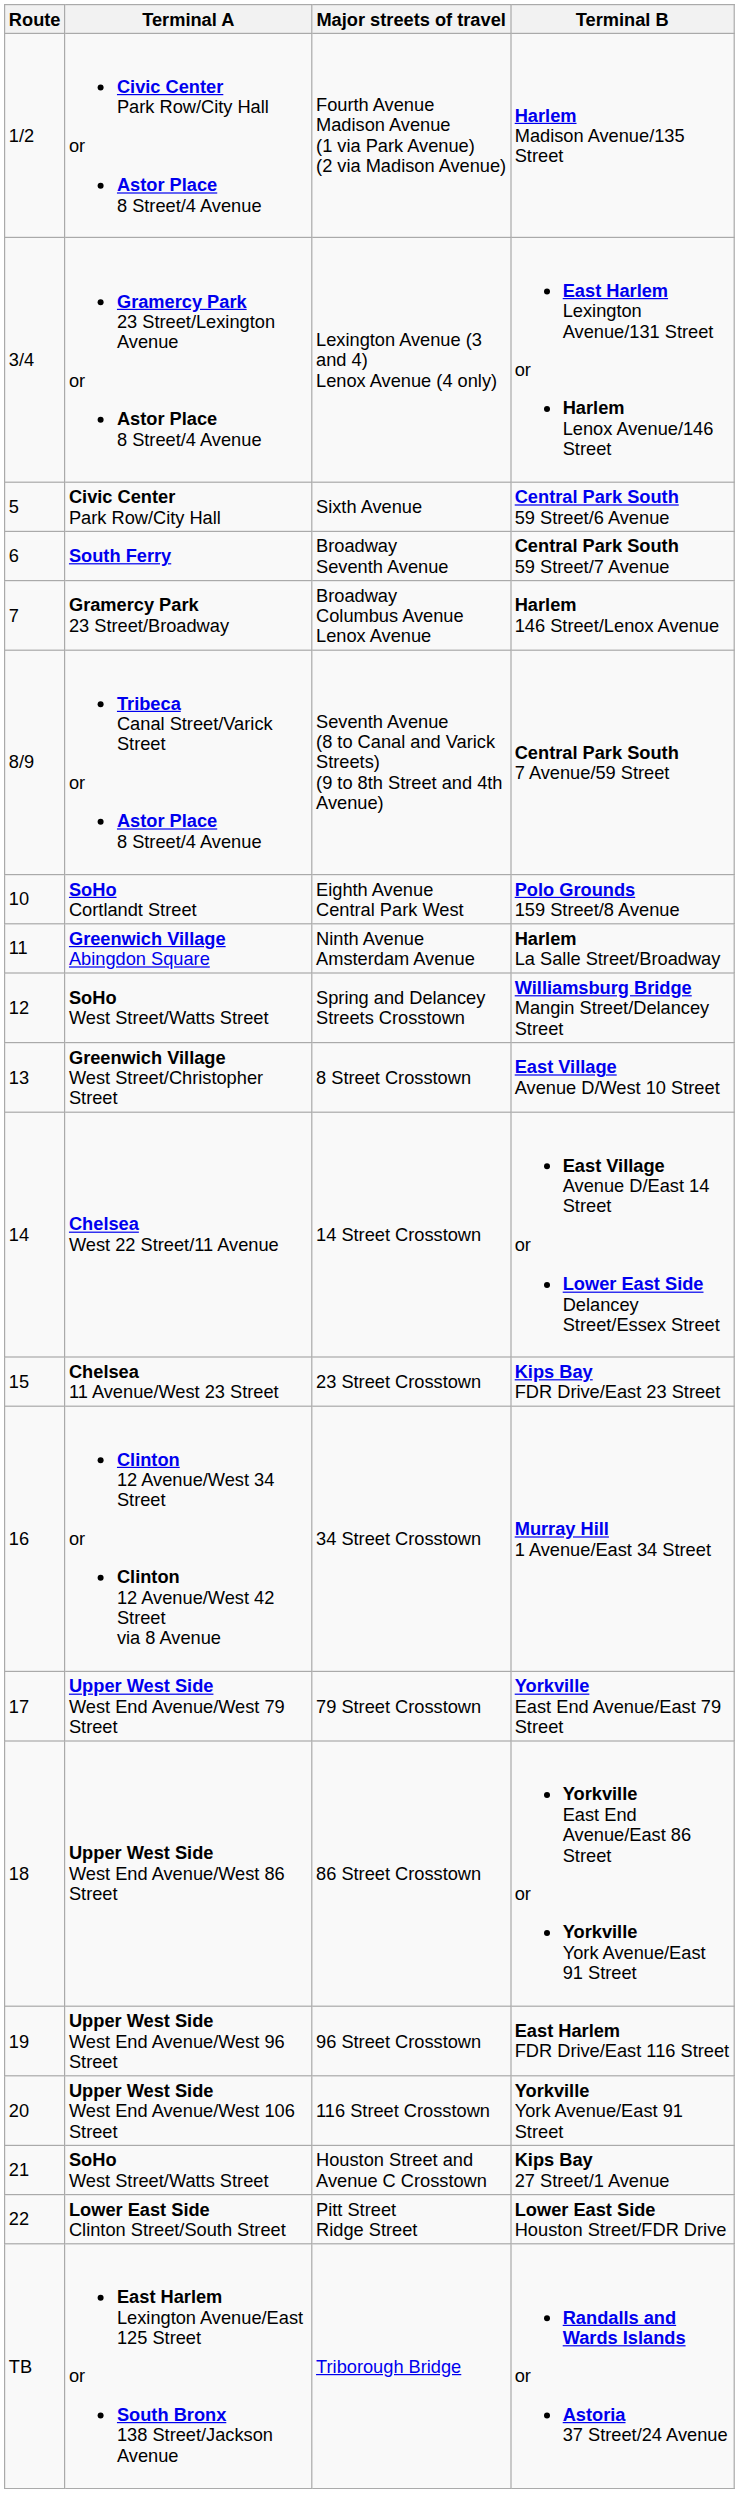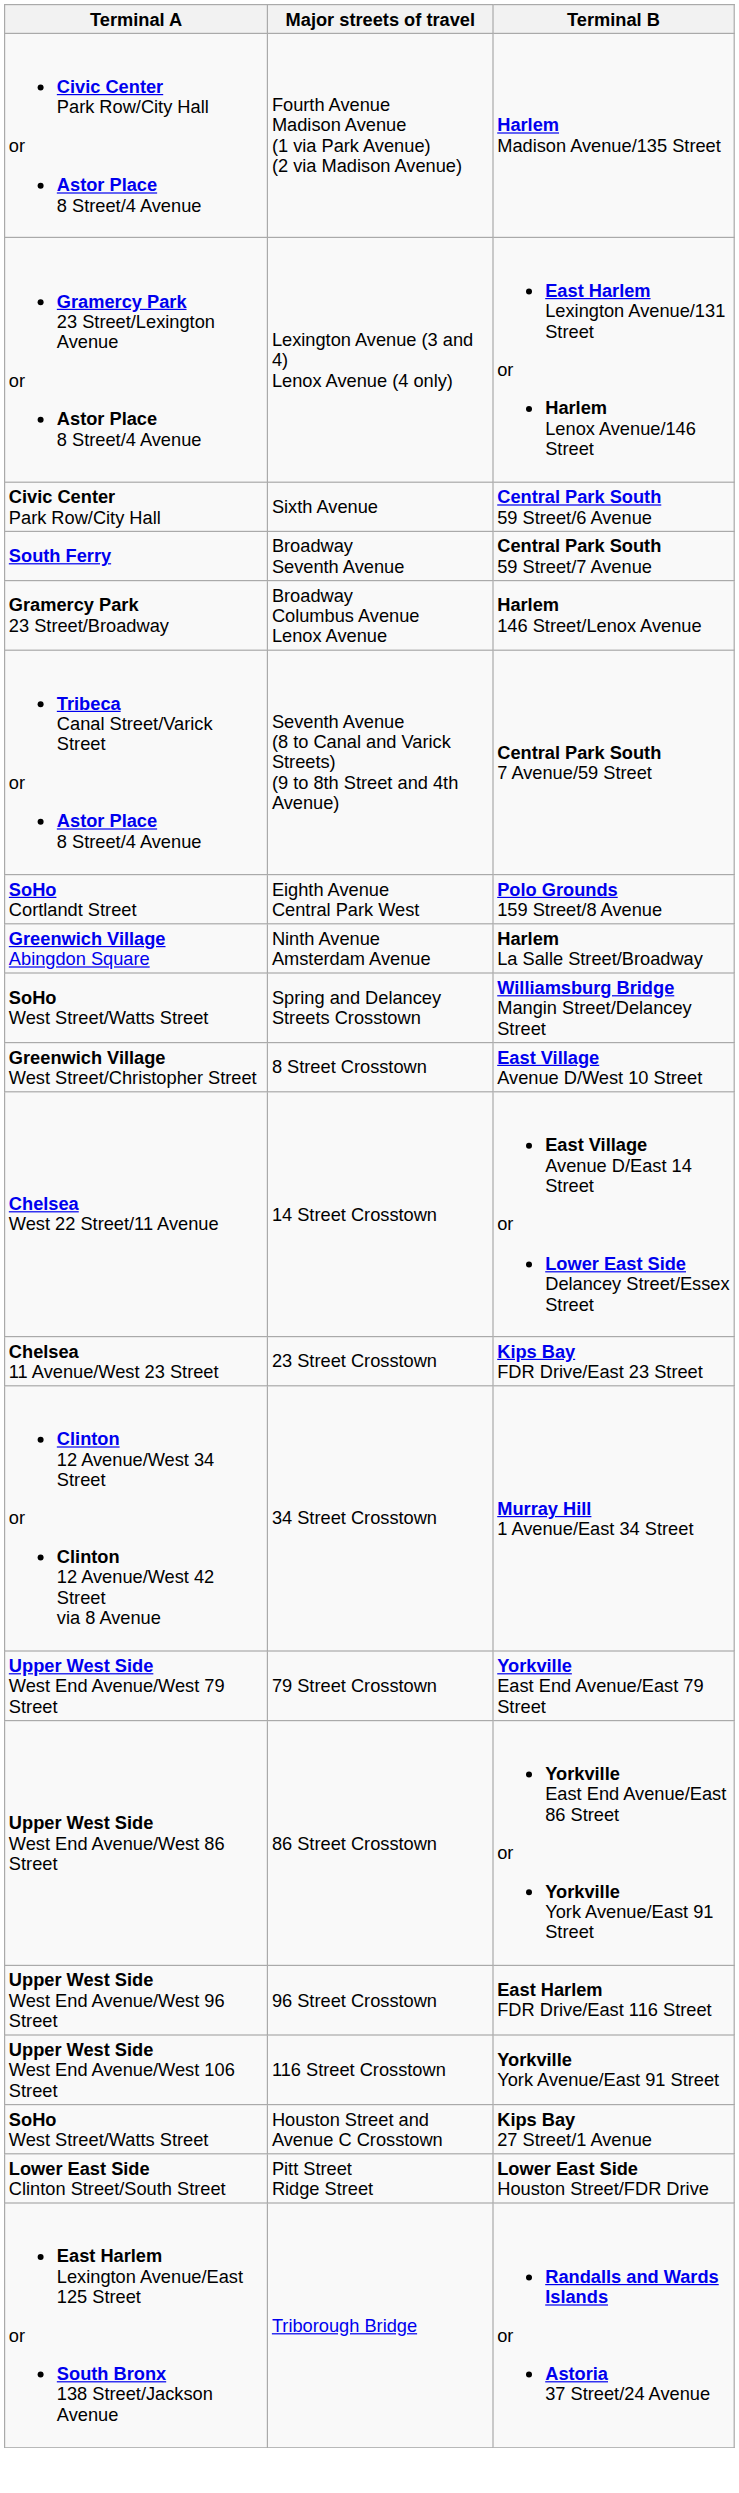- column: (35, 19)
